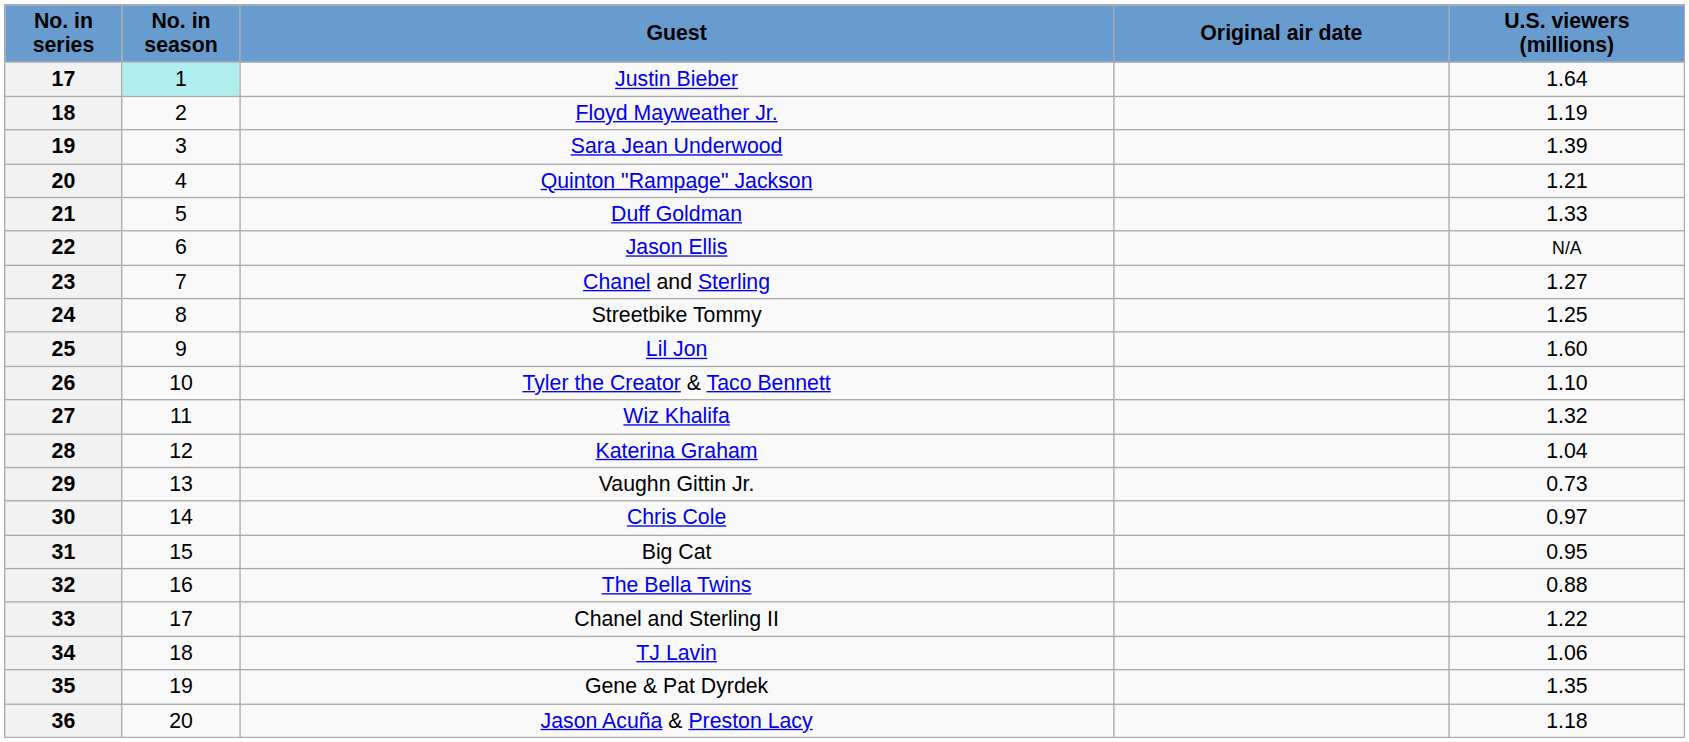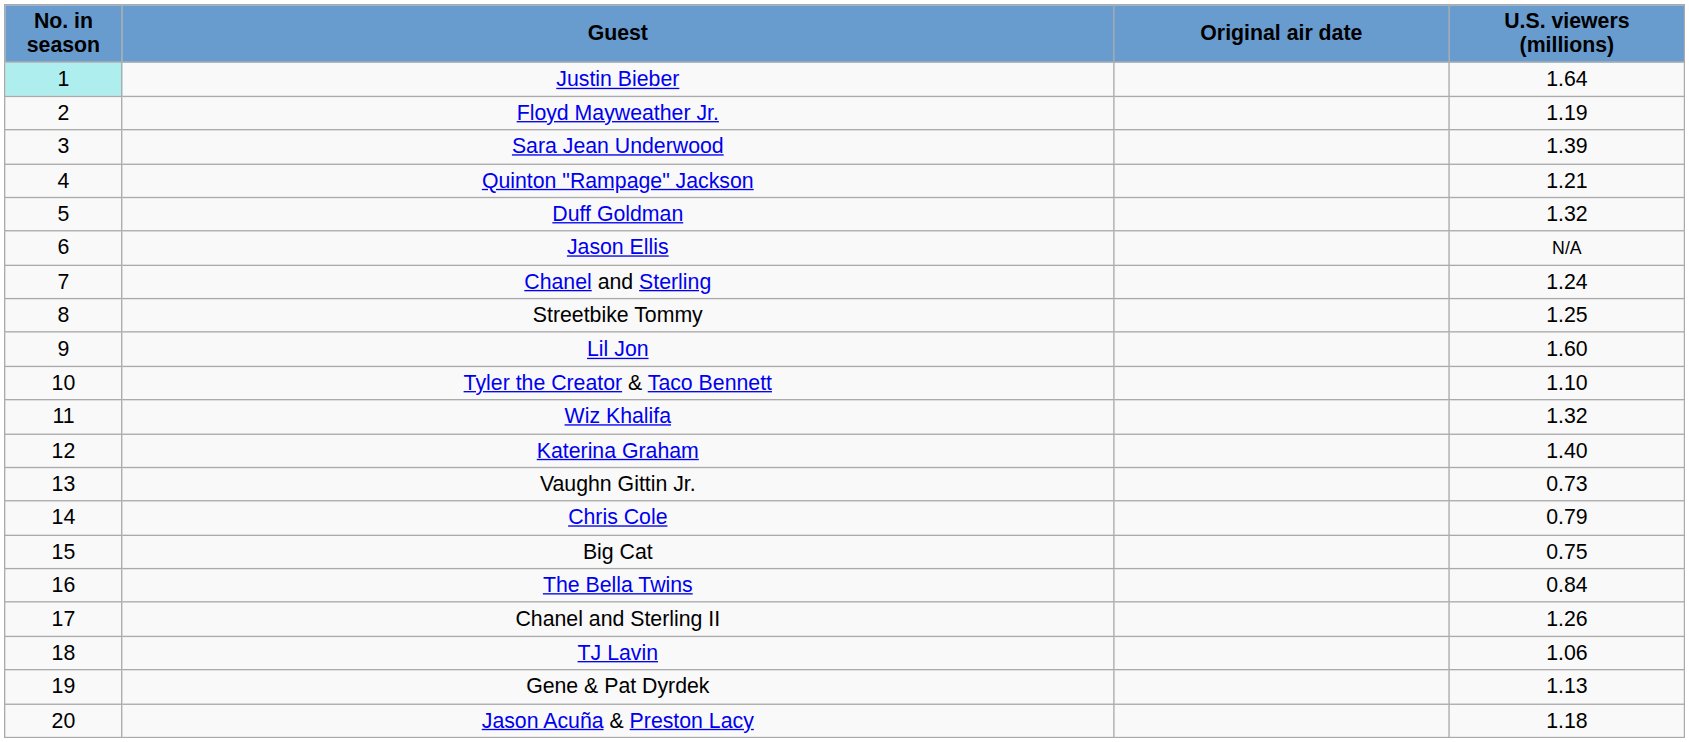- column: (63, 33)
(1567, 214) 1.33 -> (1567, 214) 1.32
(1567, 281) 1.27 -> (1567, 281) 1.24
(1567, 450) 1.04 -> (1567, 450) 1.40
(1567, 517) 0.97 -> (1567, 517) 0.79
(1567, 551) 0.95 -> (1567, 551) 0.75
(1567, 585) 0.88 -> (1567, 585) 0.84
(1567, 619) 1.22 -> (1567, 619) 1.26
(1567, 686) 1.35 -> (1567, 686) 1.13
